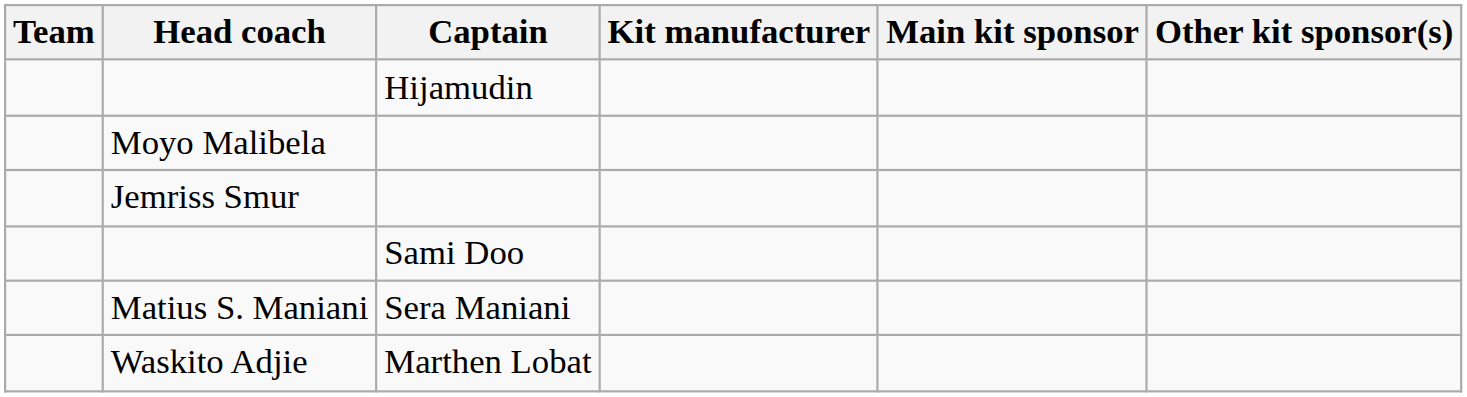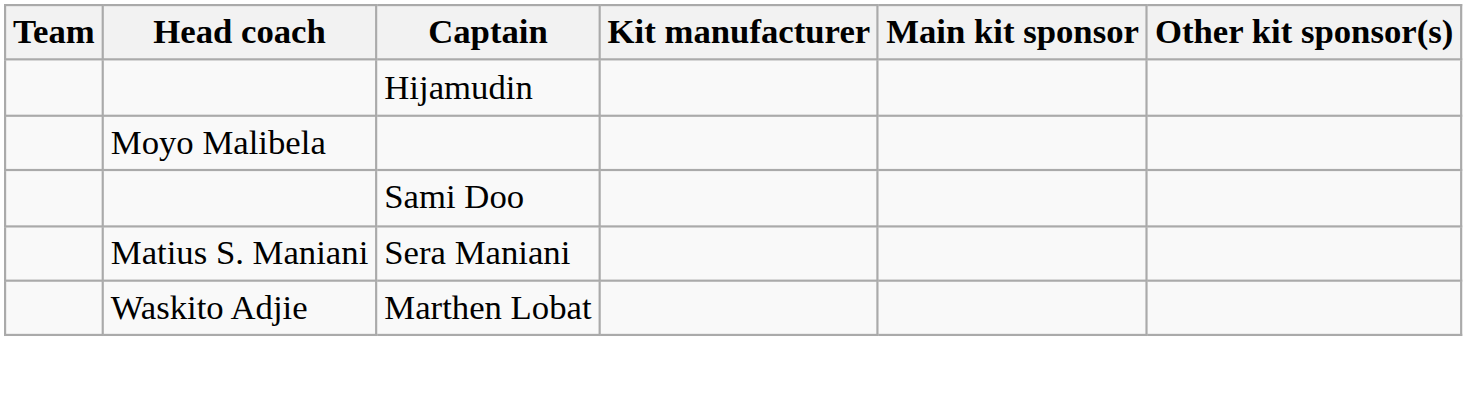- row: (205, 197)
